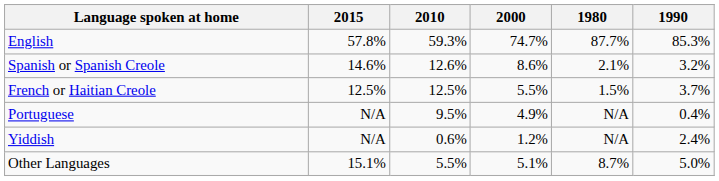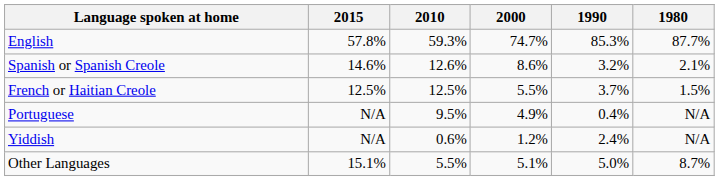columns swapped: (673, 17) <-> (592, 17)
